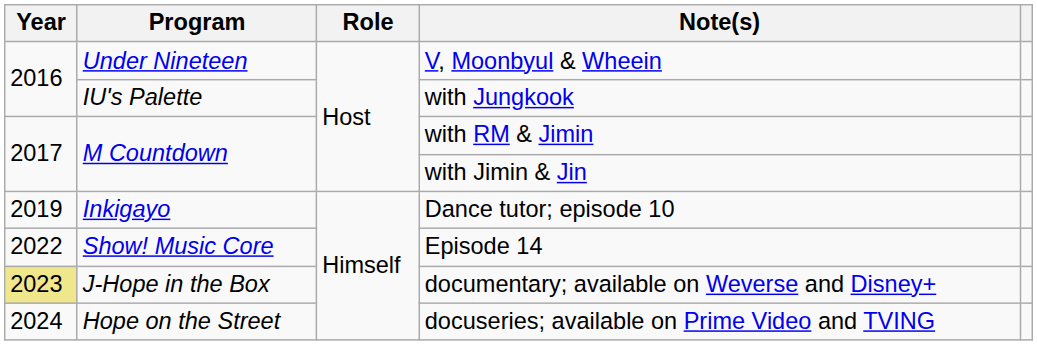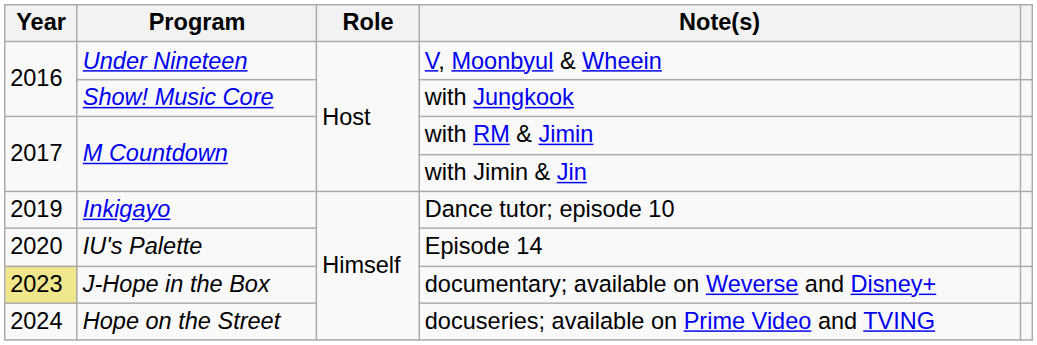(143, 97) IU's Palette -> (178, 97) Show! Music Core
(36, 246) 2022 -> (36, 246) 2020
(178, 246) Show! Music Core -> (143, 246) IU's Palette
